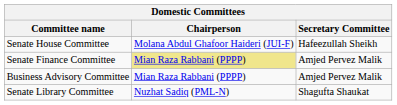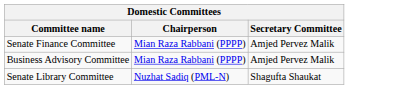- row: (58, 44)
(190, 60) khaki background -> (190, 44) no background
